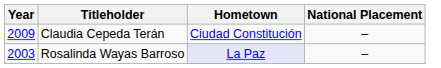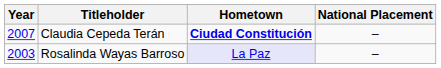(21, 34) 2009 -> (21, 34) 2007
(246, 34) normal -> (251, 34) bold
